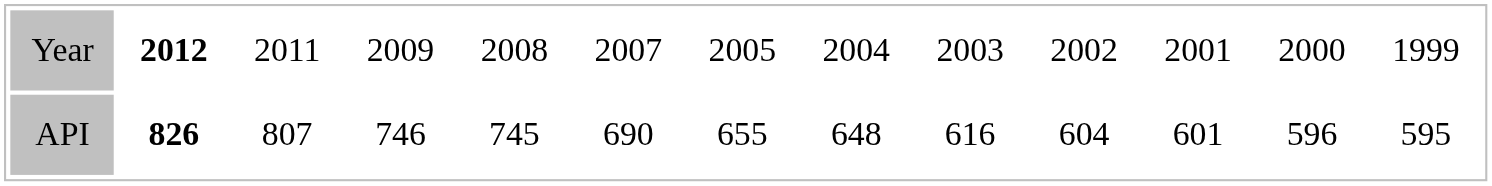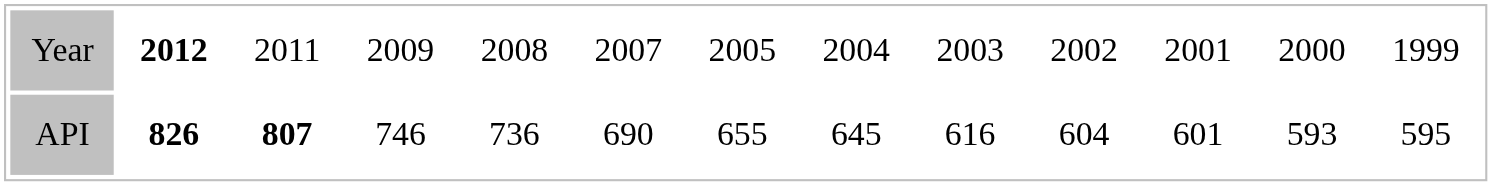(287, 134) normal -> (287, 134) bold
(514, 134) 745 -> (514, 134) 736
(856, 134) 648 -> (856, 134) 645
(1312, 134) 596 -> (1312, 134) 593
